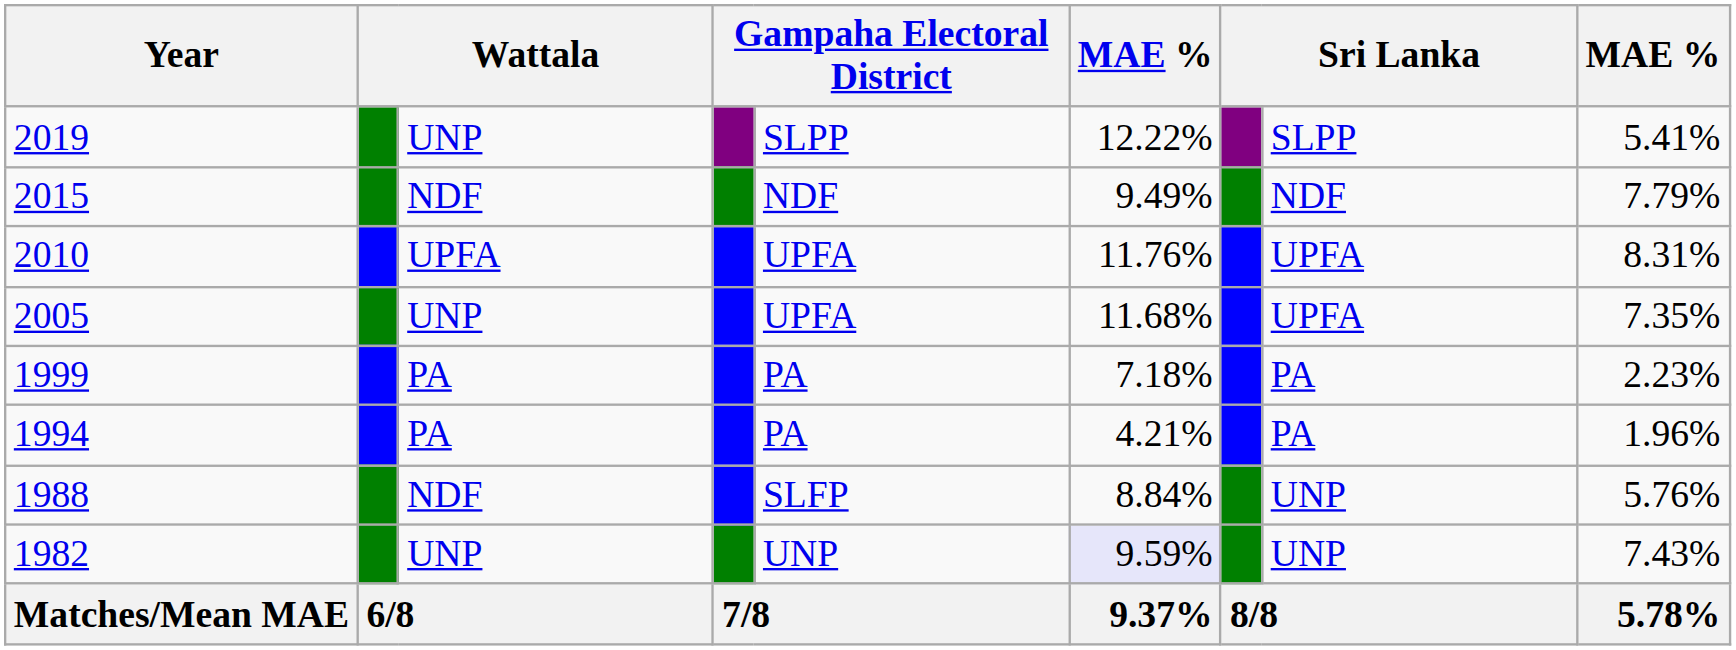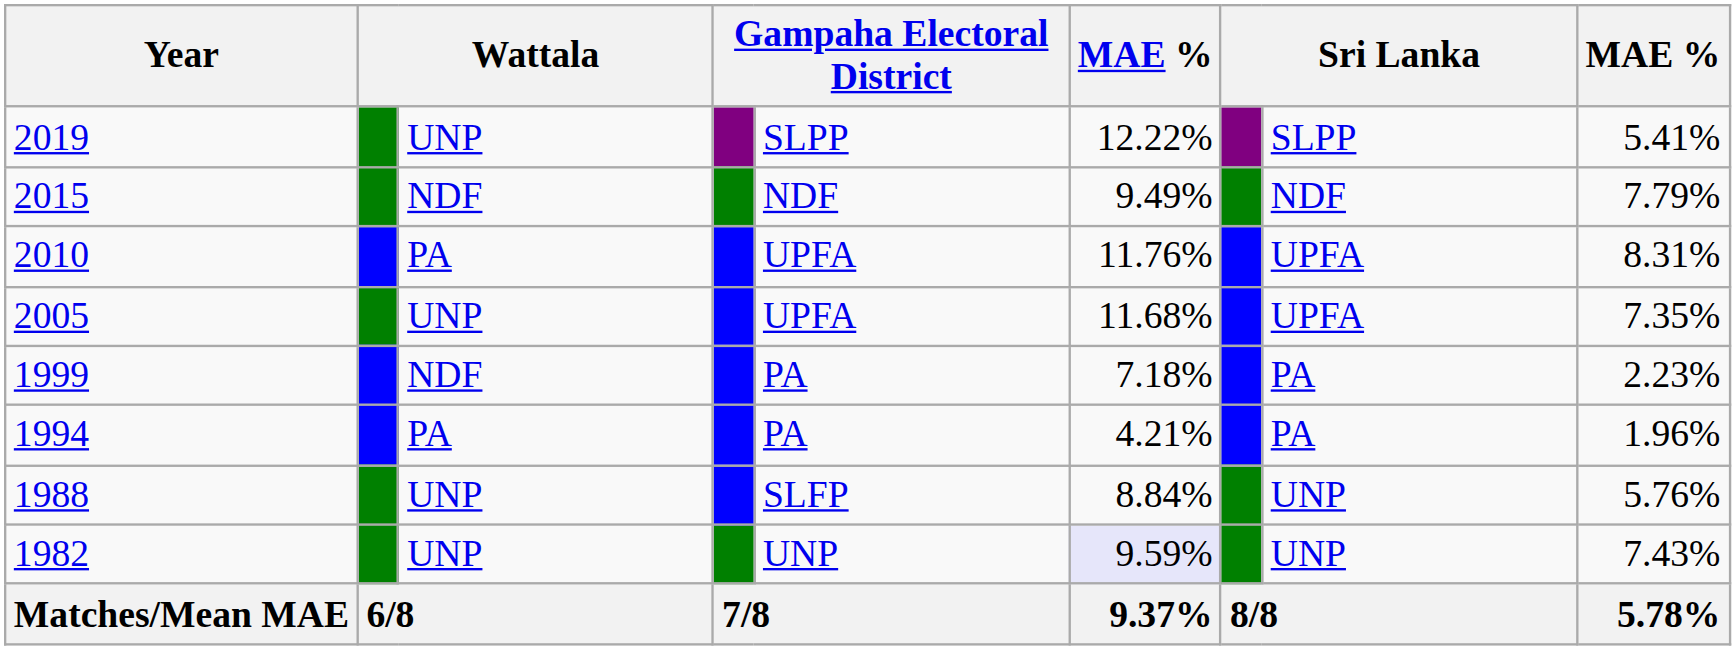(454, 255) UPFA -> (430, 255) PA
(430, 374) PA -> (445, 374) NDF
(445, 494) NDF -> (445, 494) UNP
